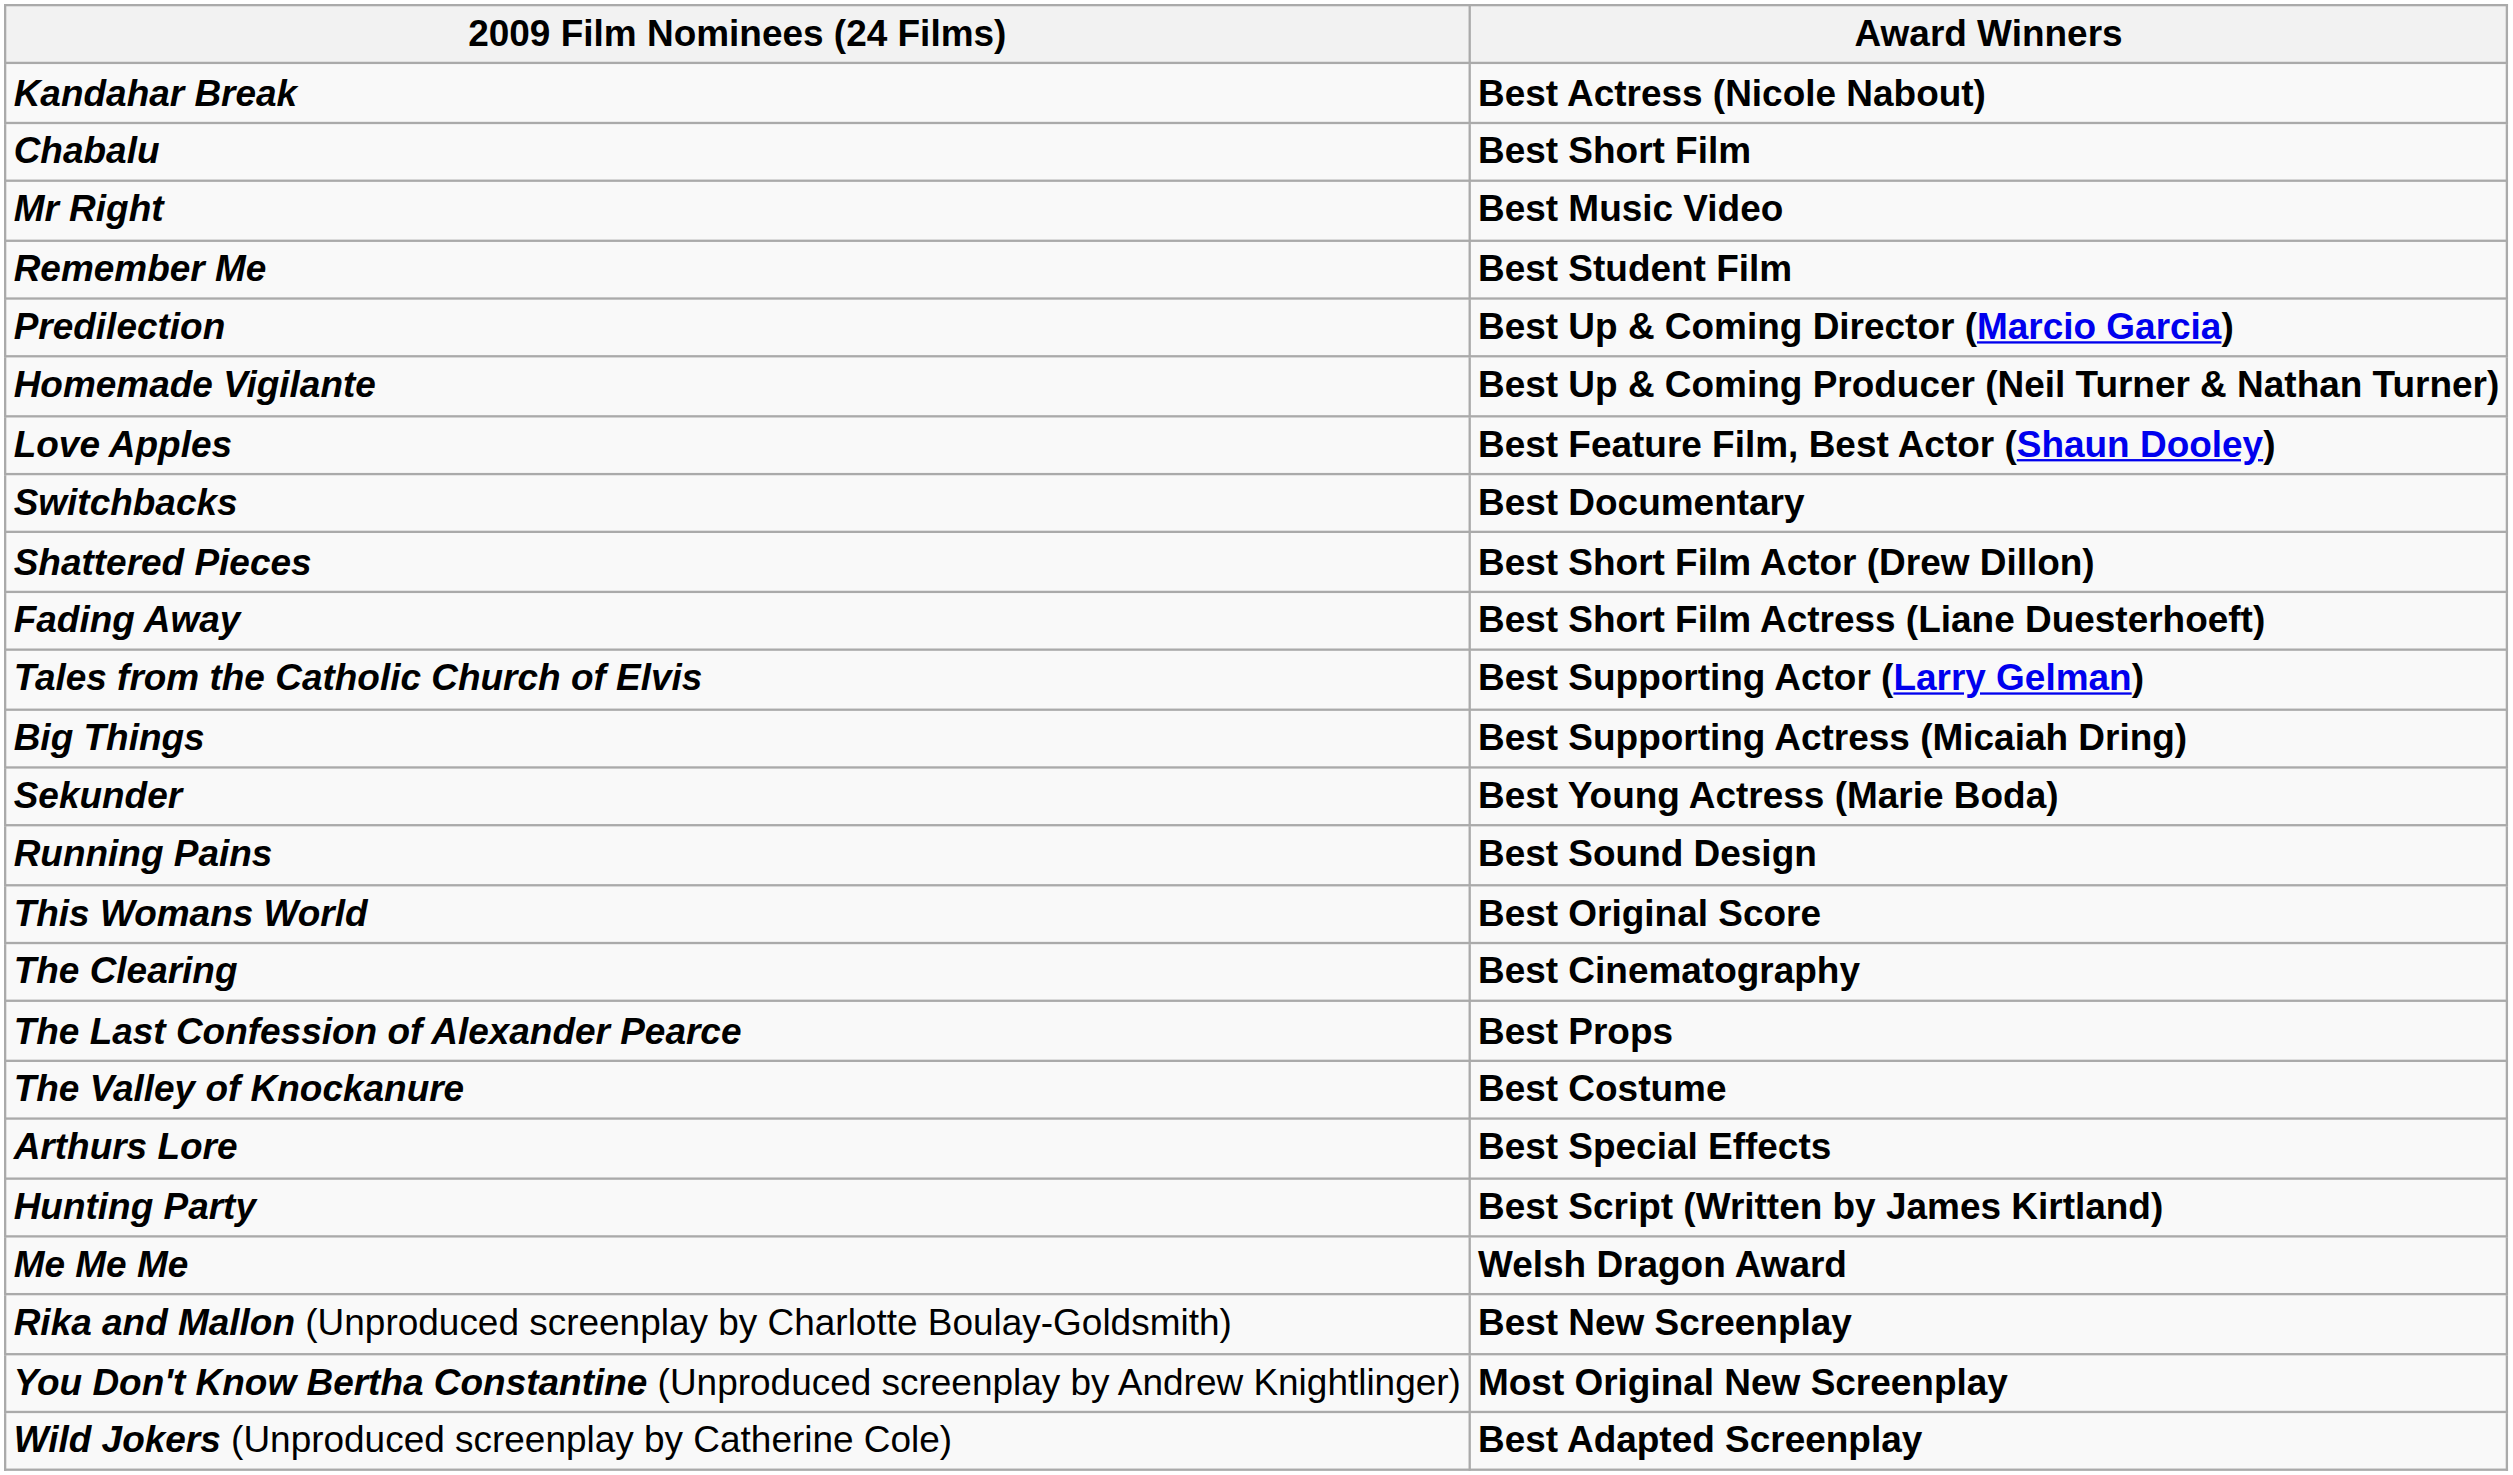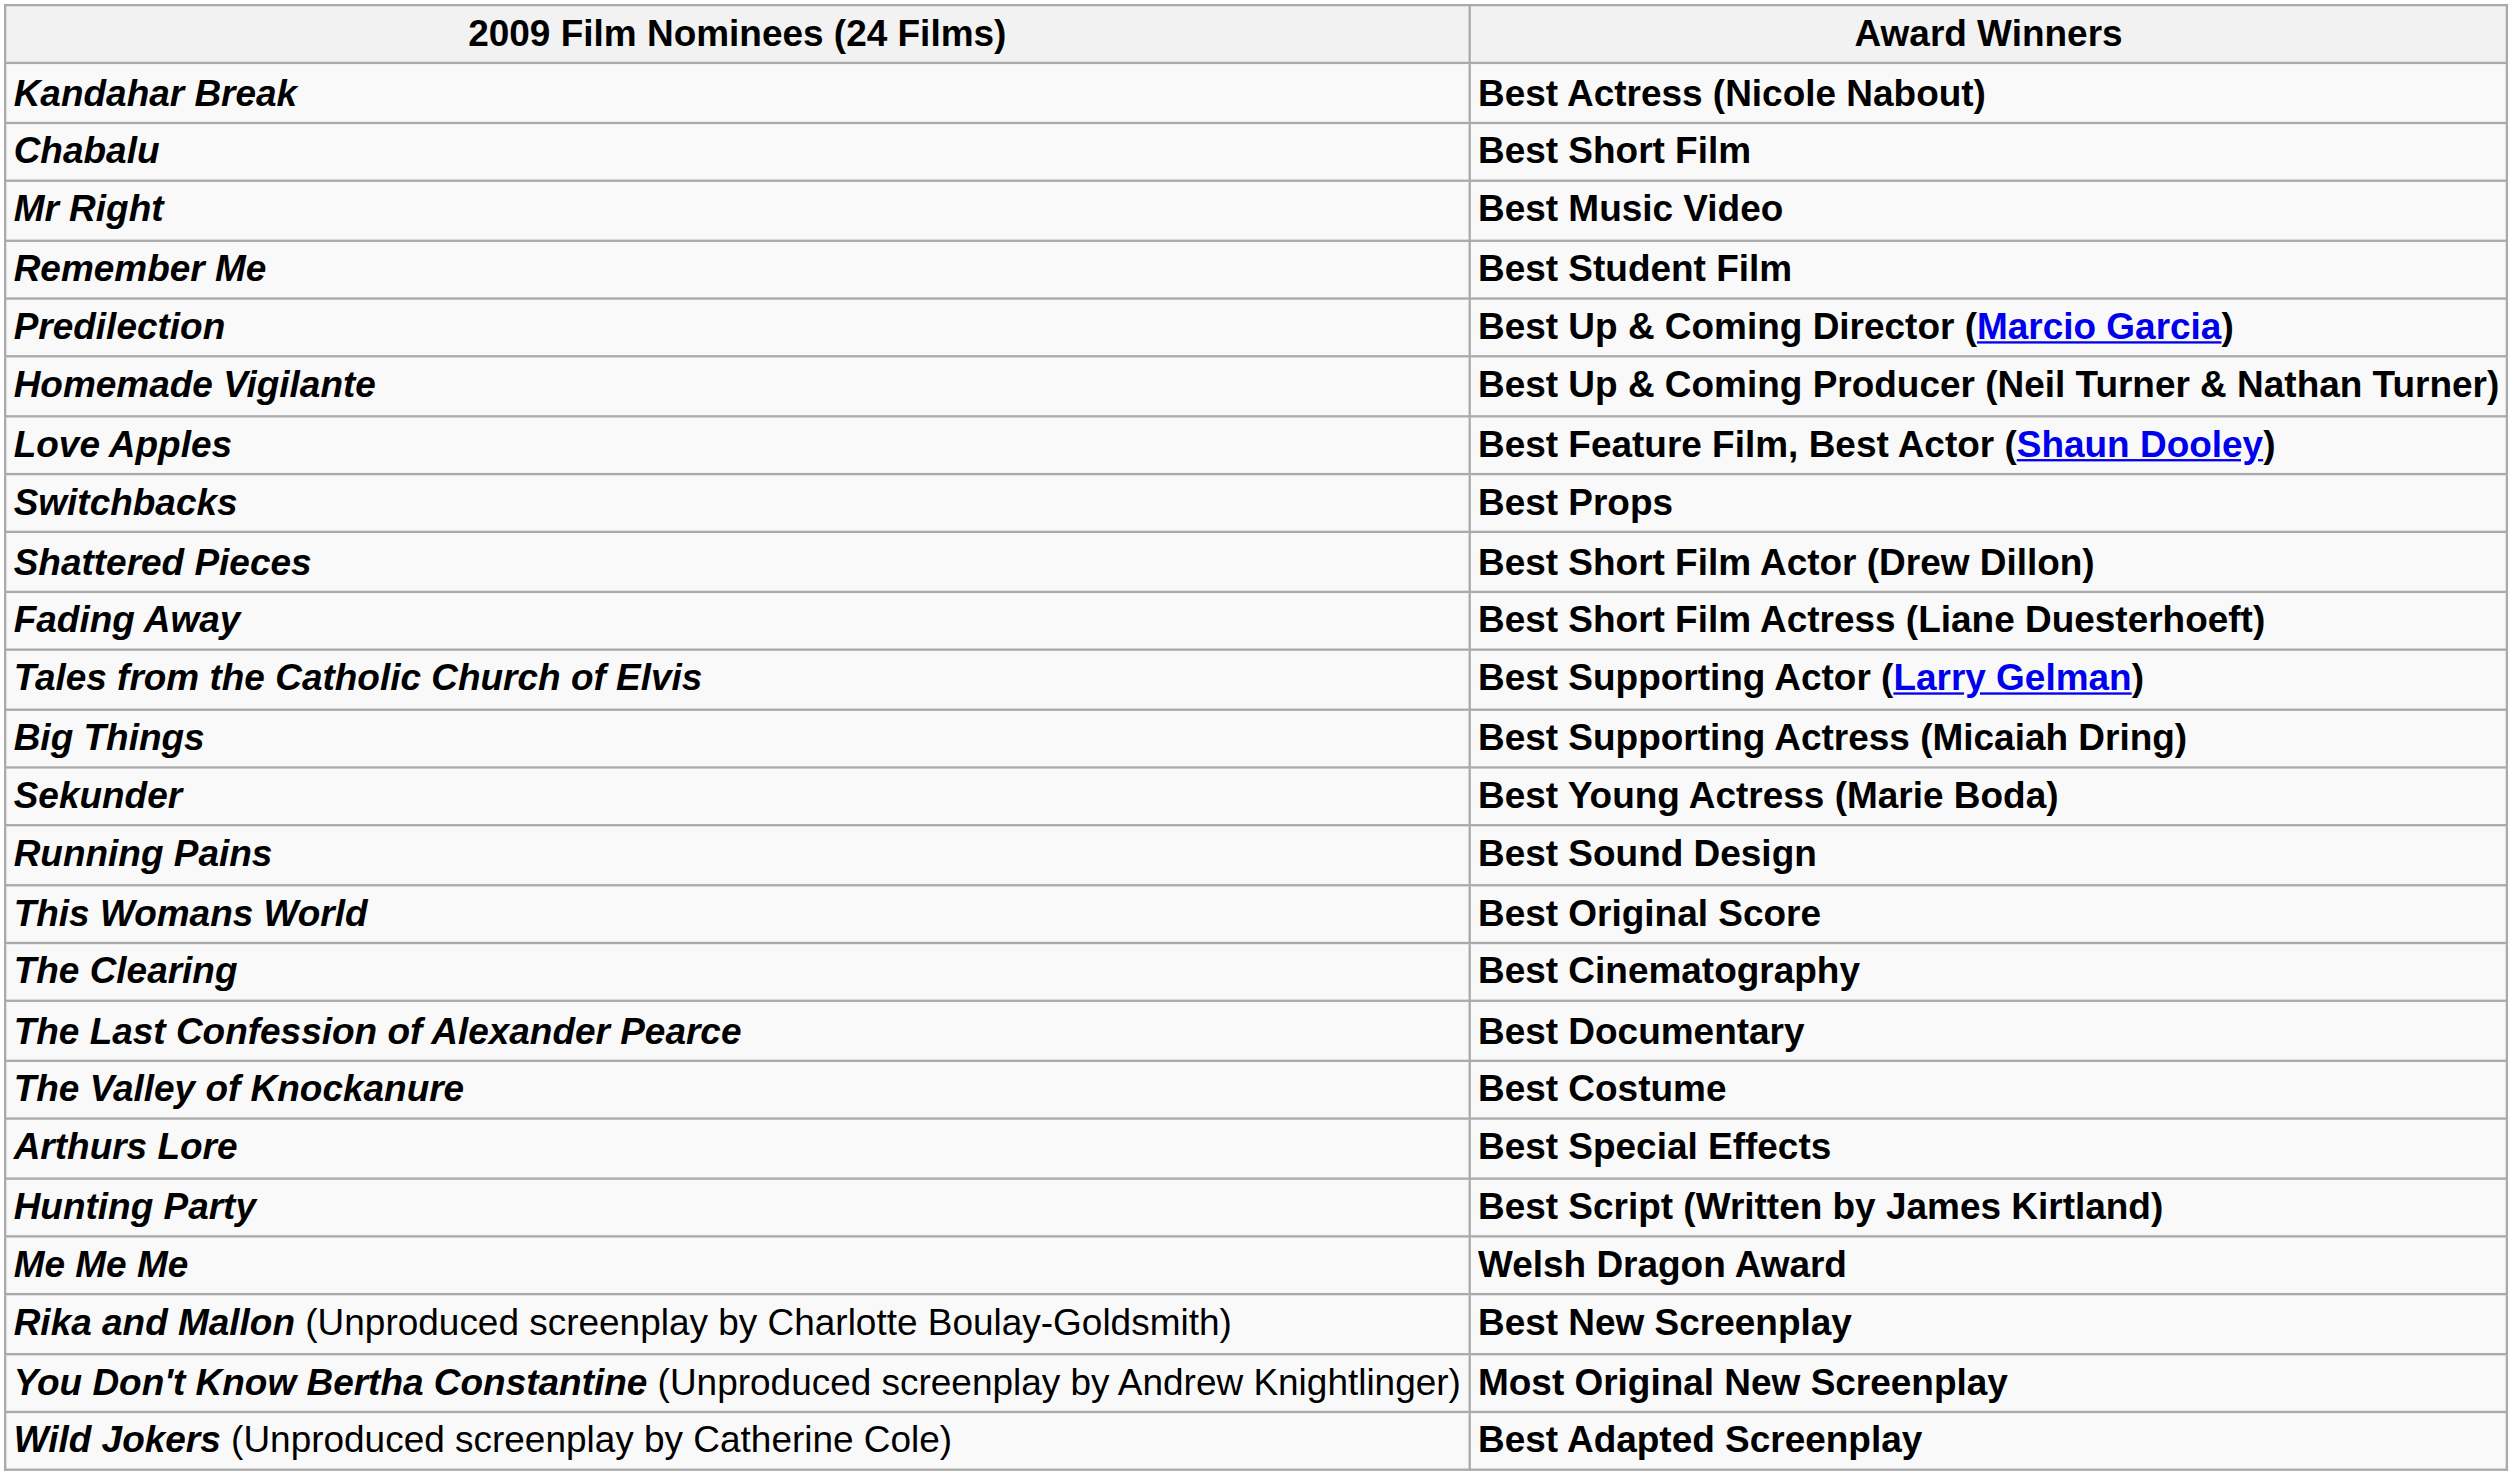(1641, 502) Best Documentary -> (1576, 502) Best Props
(1576, 1030) Best Props -> (1641, 1030) Best Documentary
